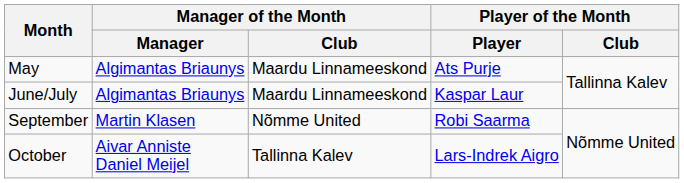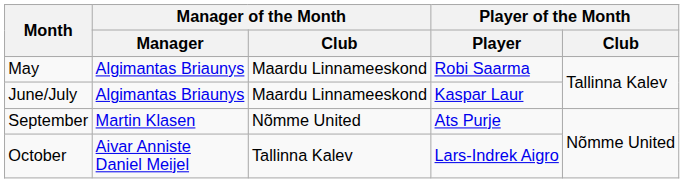(468, 69) Ats Purje -> (482, 69) Robi Saarma
(482, 120) Robi Saarma -> (468, 120) Ats Purje
